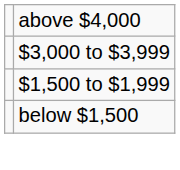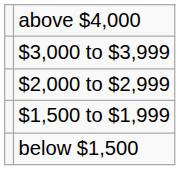+ row: (94, 84)
